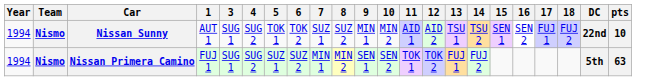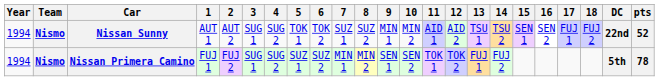+ column: (231, 12)
(620, 34) 10 -> (643, 34) 52
(620, 62) 63 -> (643, 62) 78
